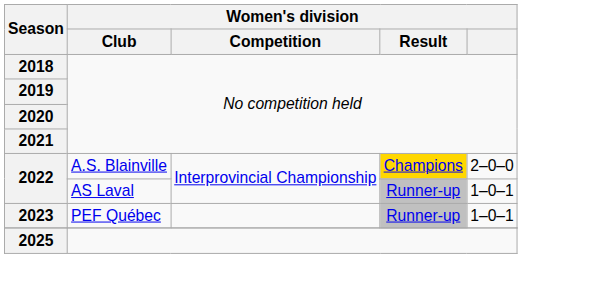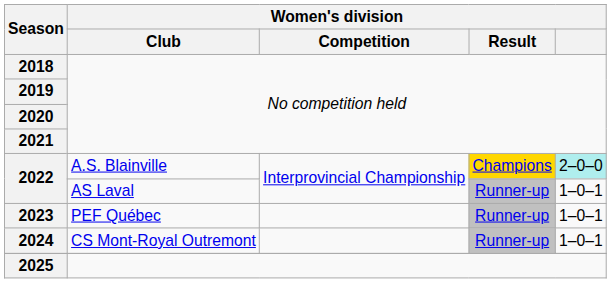(492, 166) no background -> (581, 166) paleturquoise background
+ row: (36, 240)
